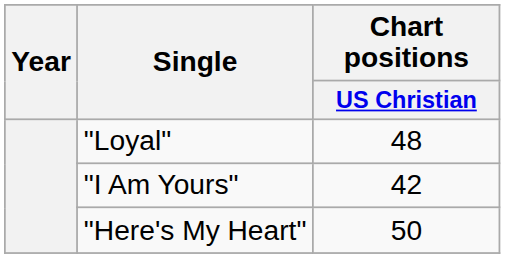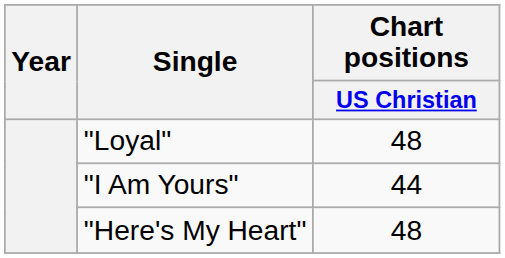(406, 185) 42 -> (406, 185) 44
(406, 229) 50 -> (406, 229) 48
